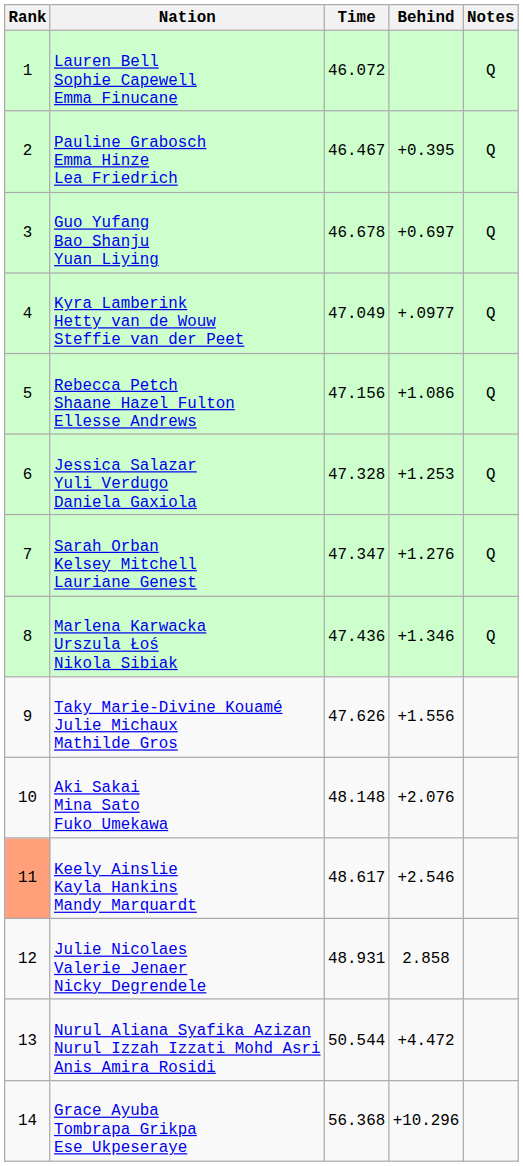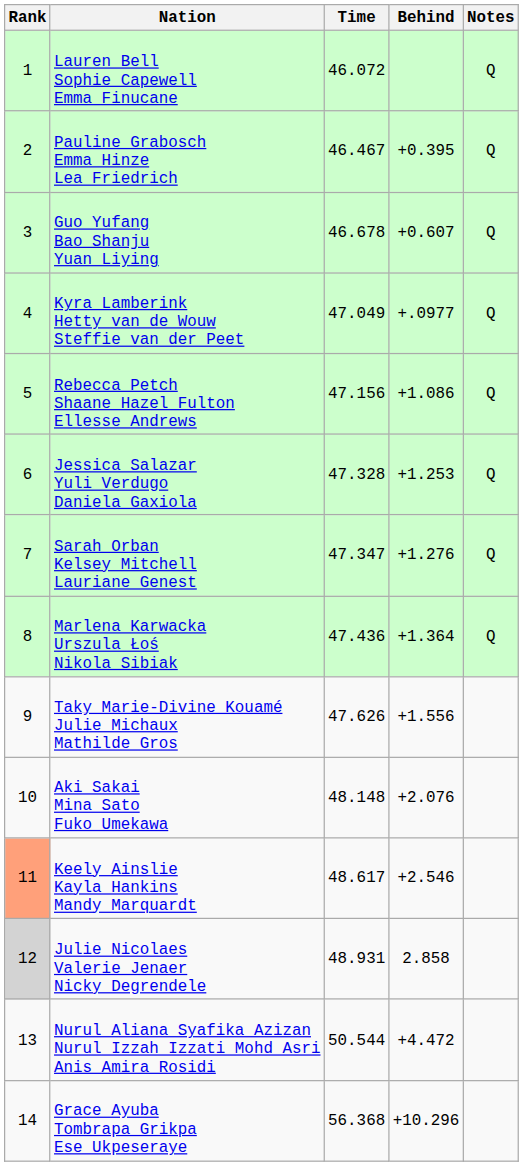(426, 232) +0.697 -> (426, 232) +0.607
(426, 636) +1.346 -> (426, 636) +1.364
(27, 959) no background -> (27, 959) lightgrey background
